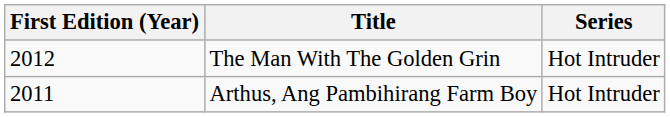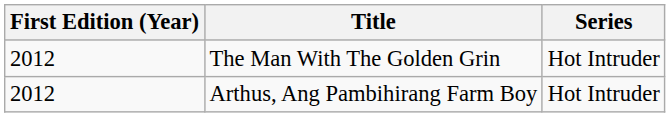(32, 93) 2011 -> (32, 93) 2012
